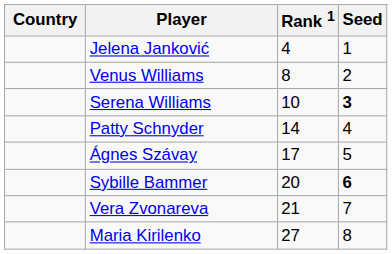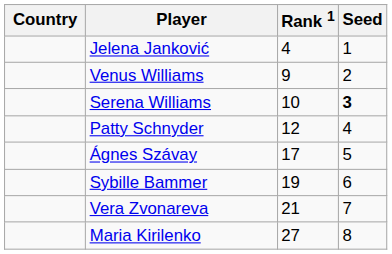(286, 75) 8 -> (286, 75) 9
(290, 128) 14 -> (290, 128) 12
(290, 182) 20 -> (290, 182) 19
(347, 182) bold -> (347, 182) normal
